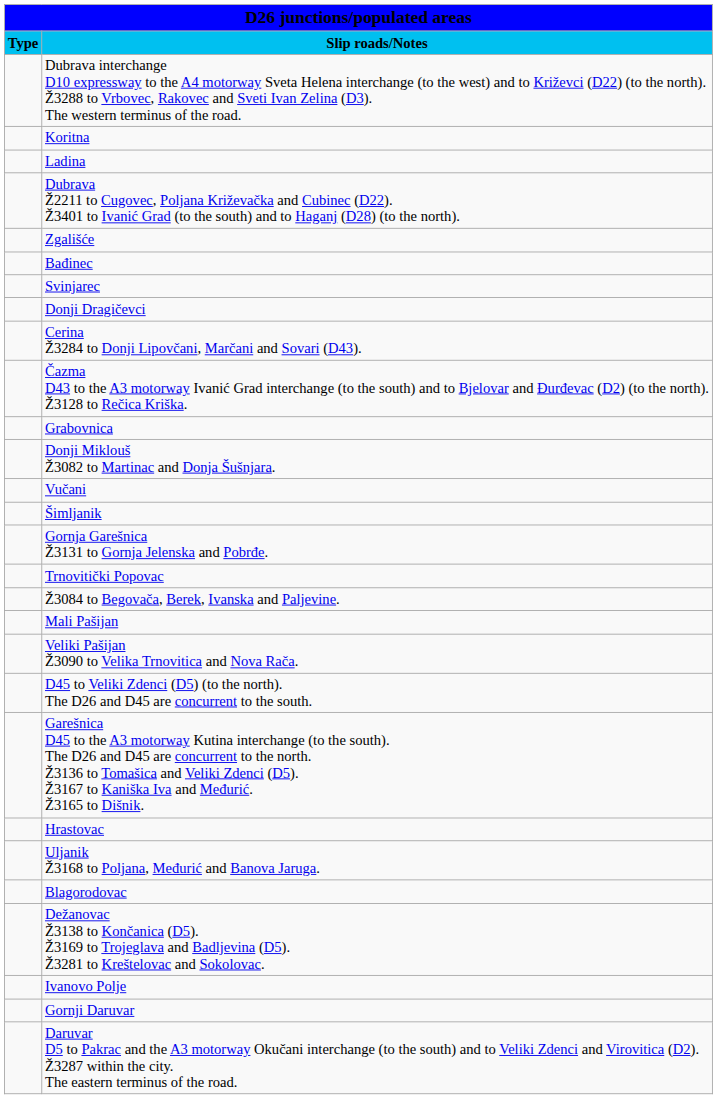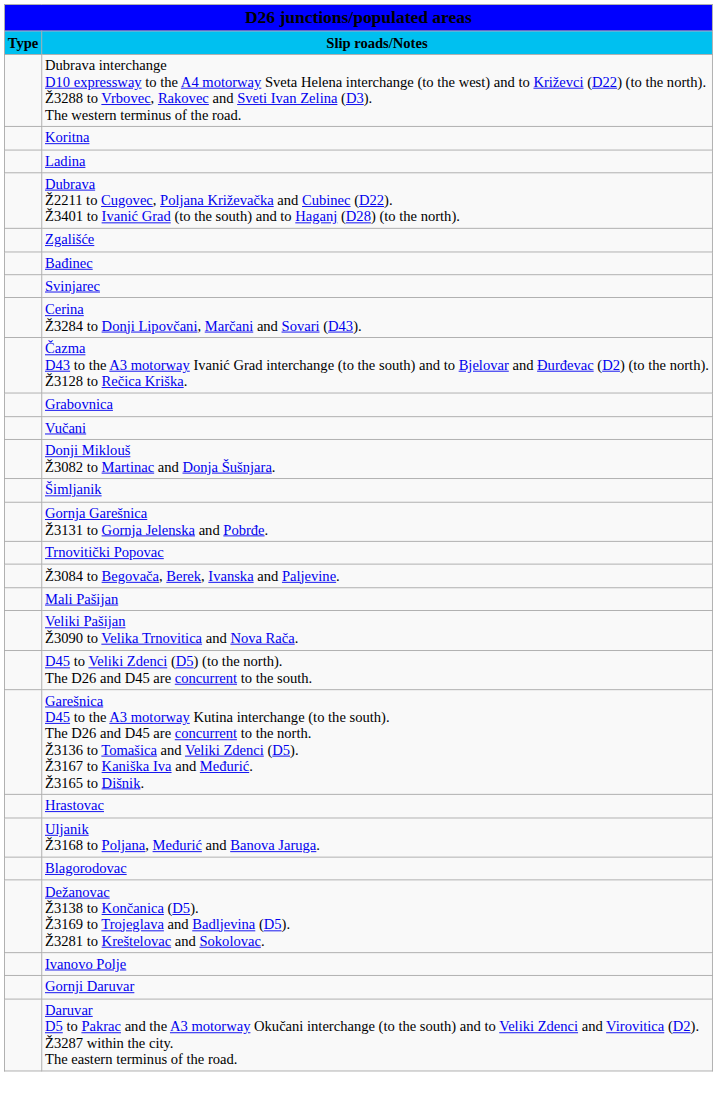- row: (95, 309)
rows swapped: (66, 490) <-> (160, 459)
